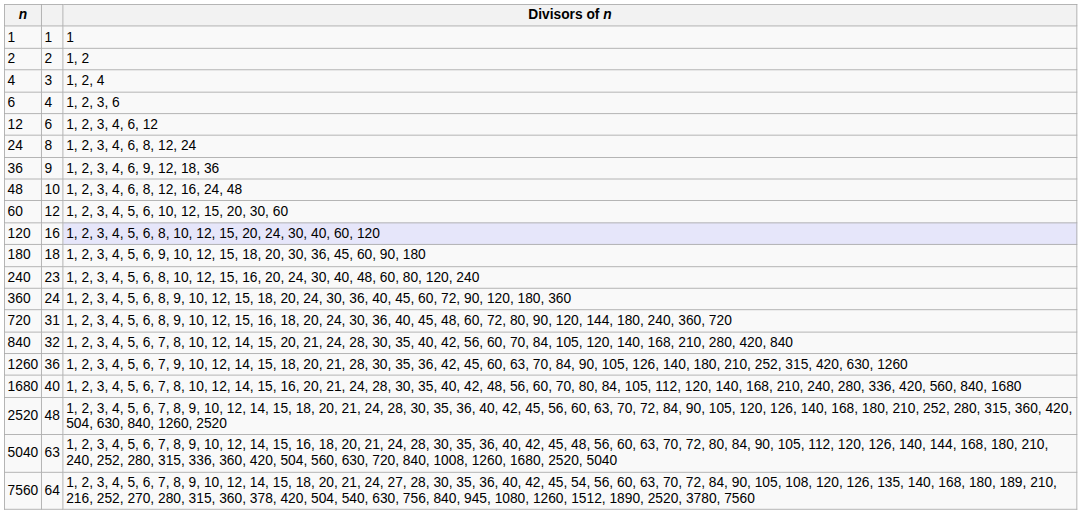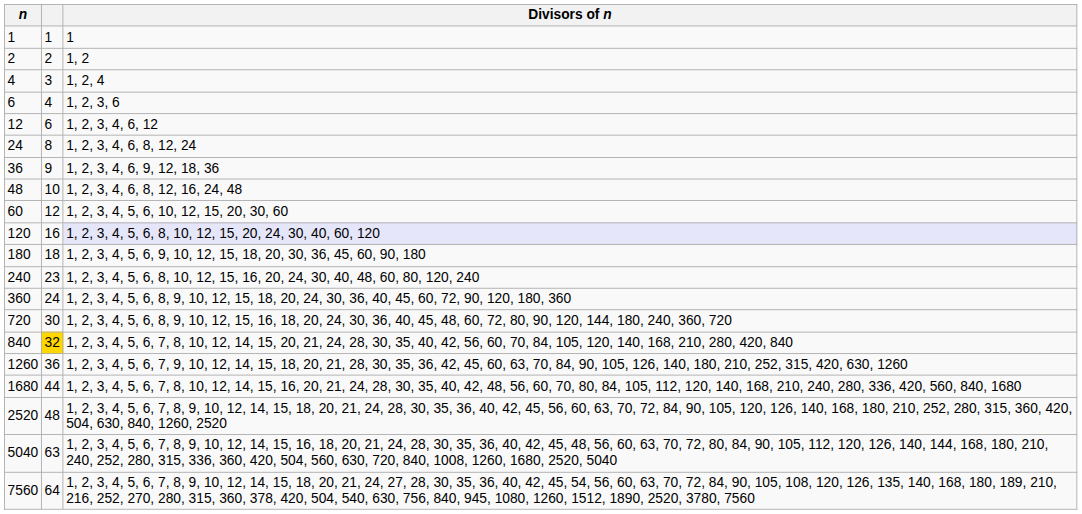(52, 320) 31 -> (52, 320) 30
(52, 342) no background -> (52, 342) gold background
(52, 386) 40 -> (52, 386) 44
